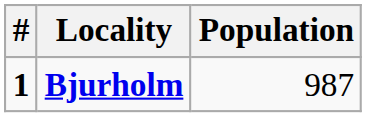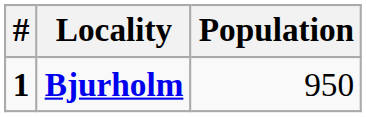(329, 83) 987 -> (329, 83) 950
